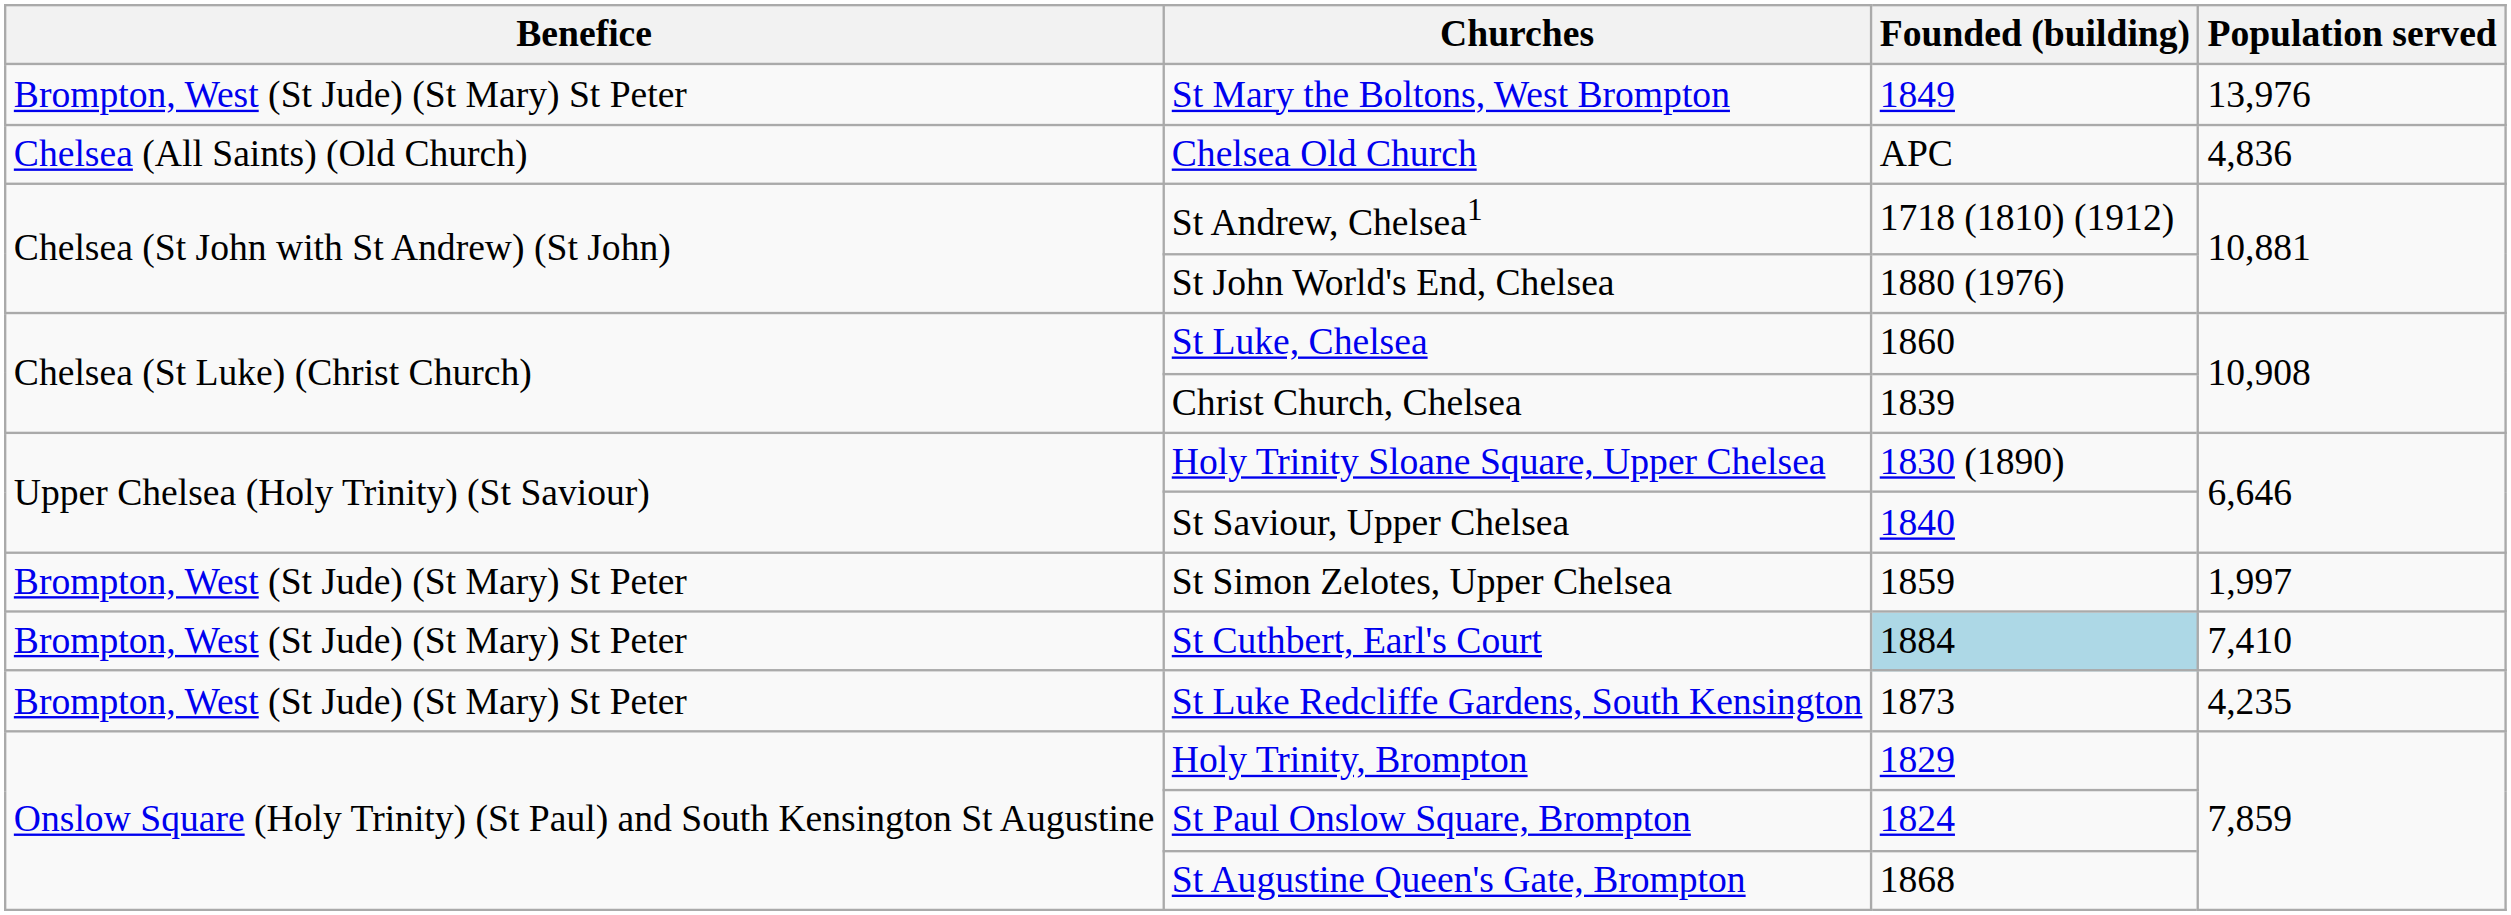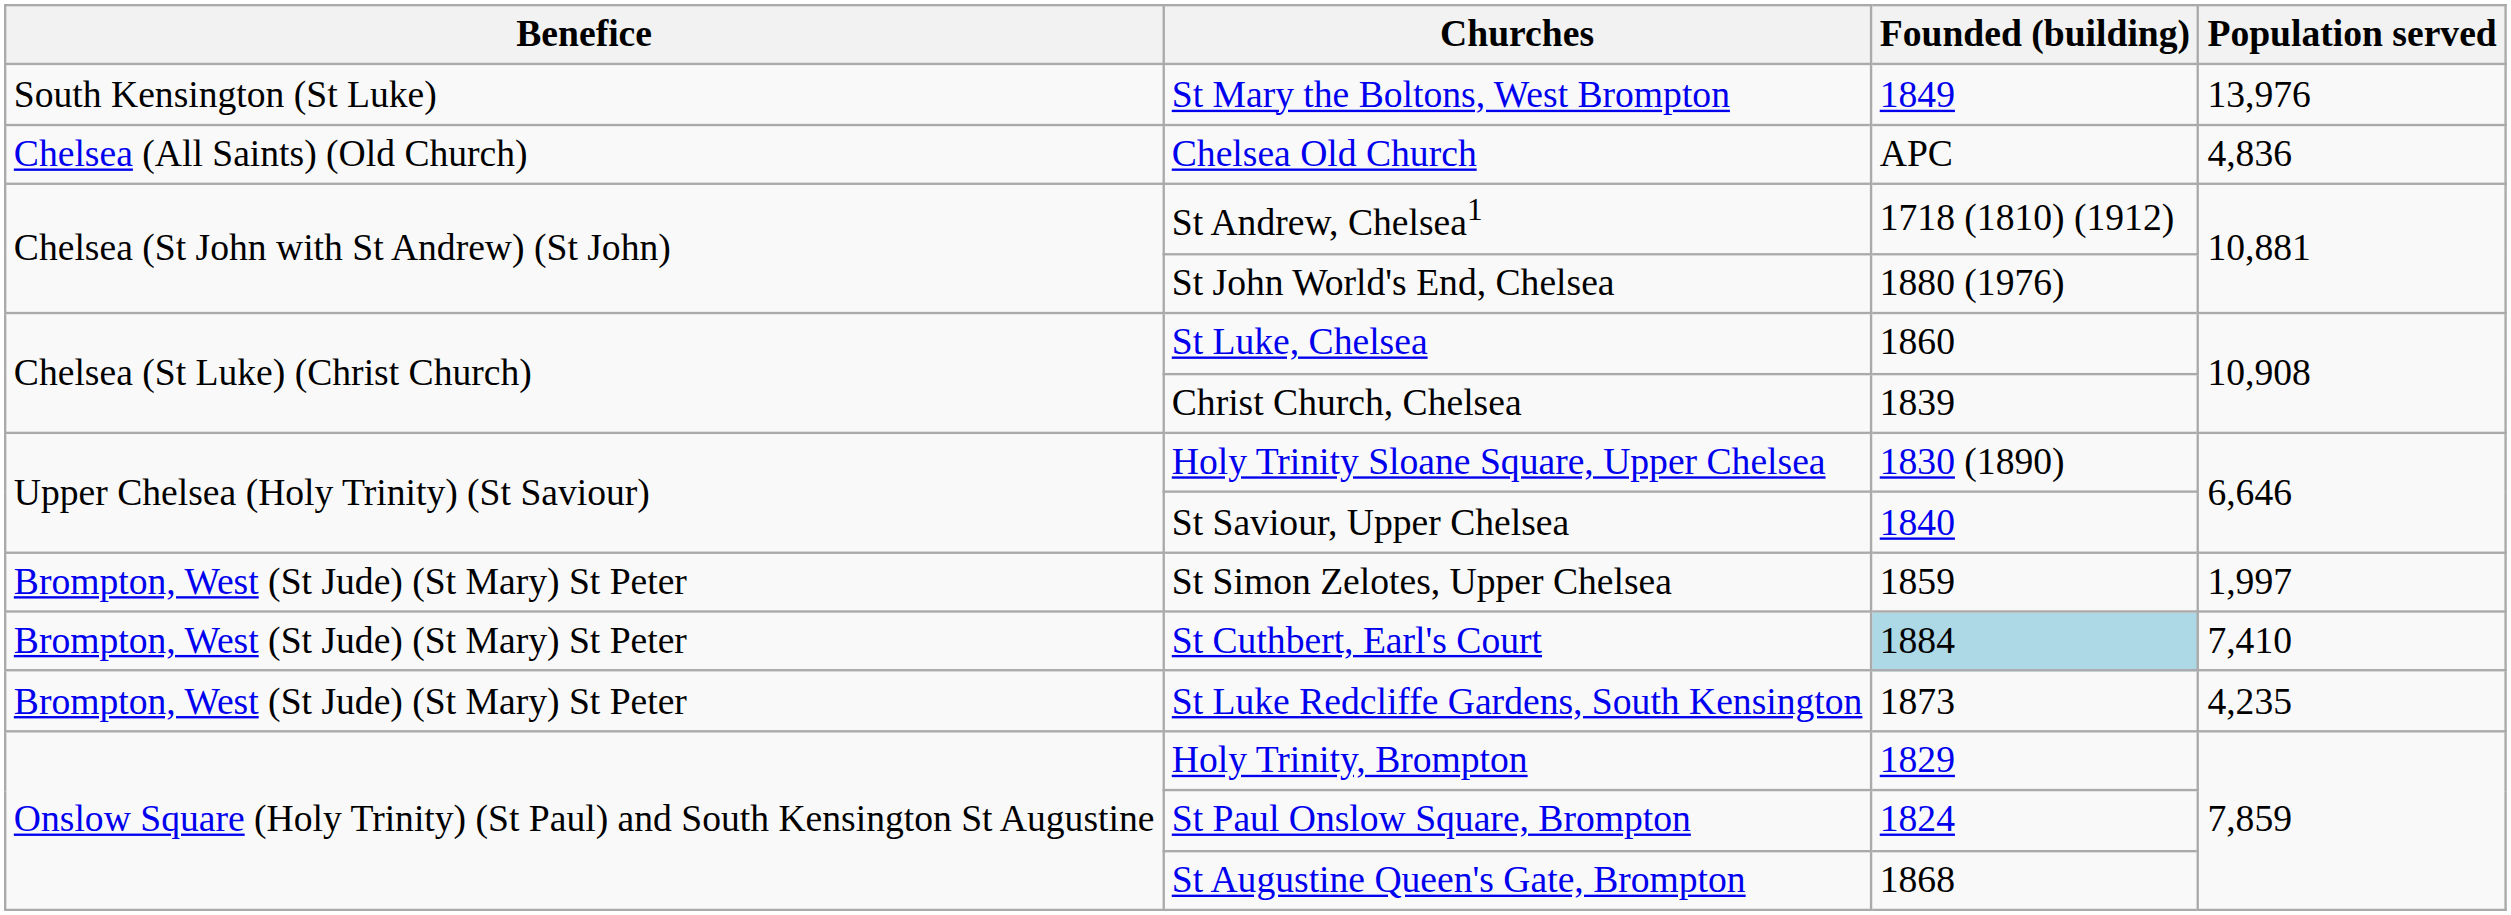(350, 93) Brompton, West (St Jude) (St Mary) St Peter -> (225, 93) South Kensington (St Luke)
